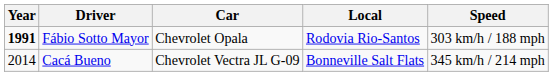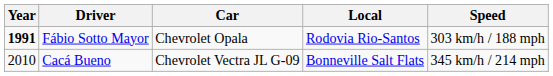(22, 60) 2014 -> (22, 60) 2010
